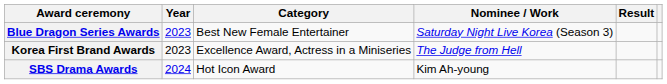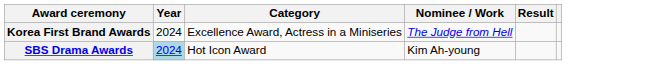- row: (83, 32)
(178, 50) 2023 -> (169, 32) 2024
(178, 69) no background -> (169, 50) lightblue background
